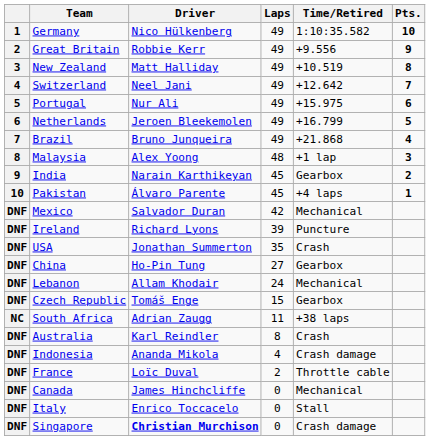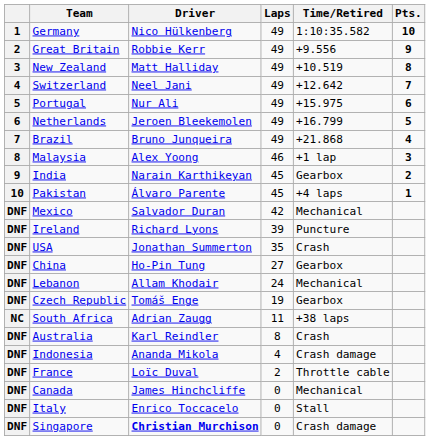(277, 157) 48 -> (277, 157) 46
(277, 301) 15 -> (277, 301) 19
